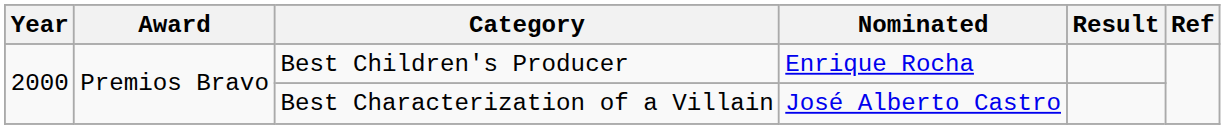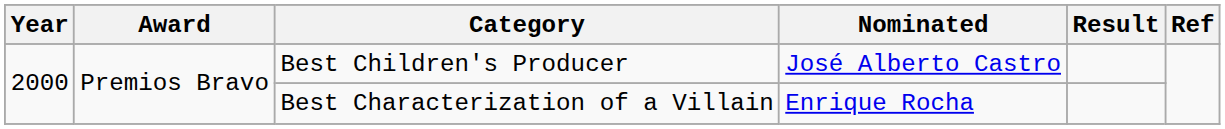(880, 64) Enrique Rocha -> (923, 64) José Alberto Castro
(923, 103) José Alberto Castro -> (880, 103) Enrique Rocha
